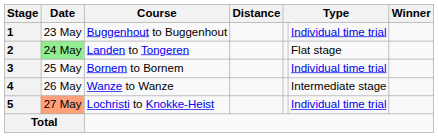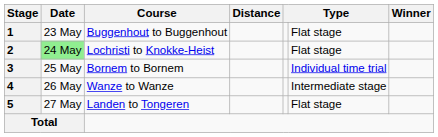(339, 31) Individual time trial -> (316, 31) Flat stage
(138, 50) Landen to Tongeren -> (150, 50) Lochristi to Knokke-Heist
(63, 104) lightsalmon background -> (63, 104) no background
(150, 104) Lochristi to Knokke-Heist -> (138, 104) Landen to Tongeren
(339, 104) Individual time trial -> (316, 104) Flat stage
